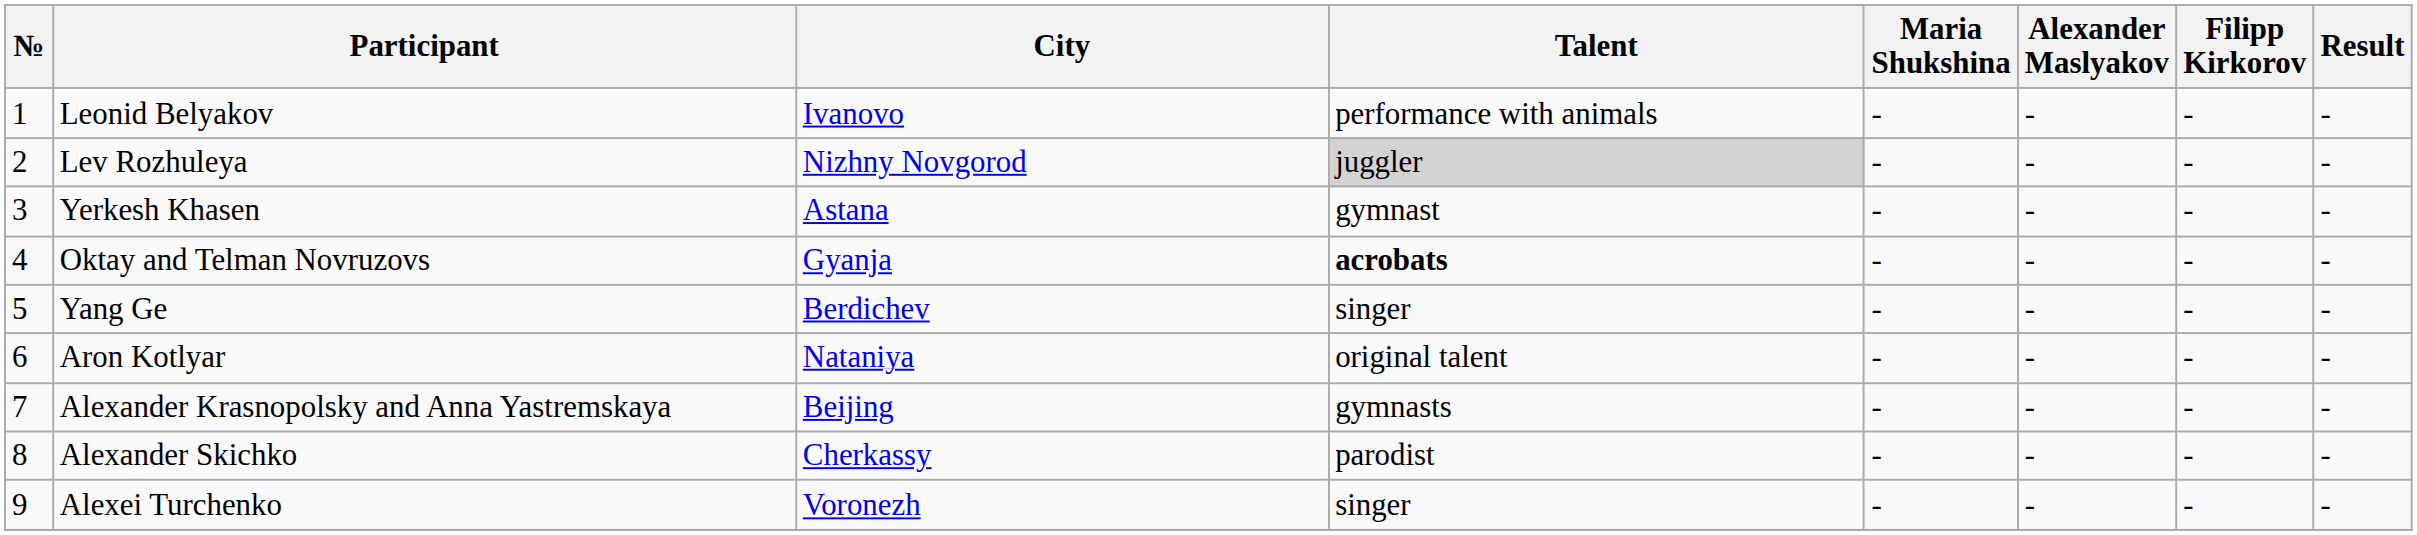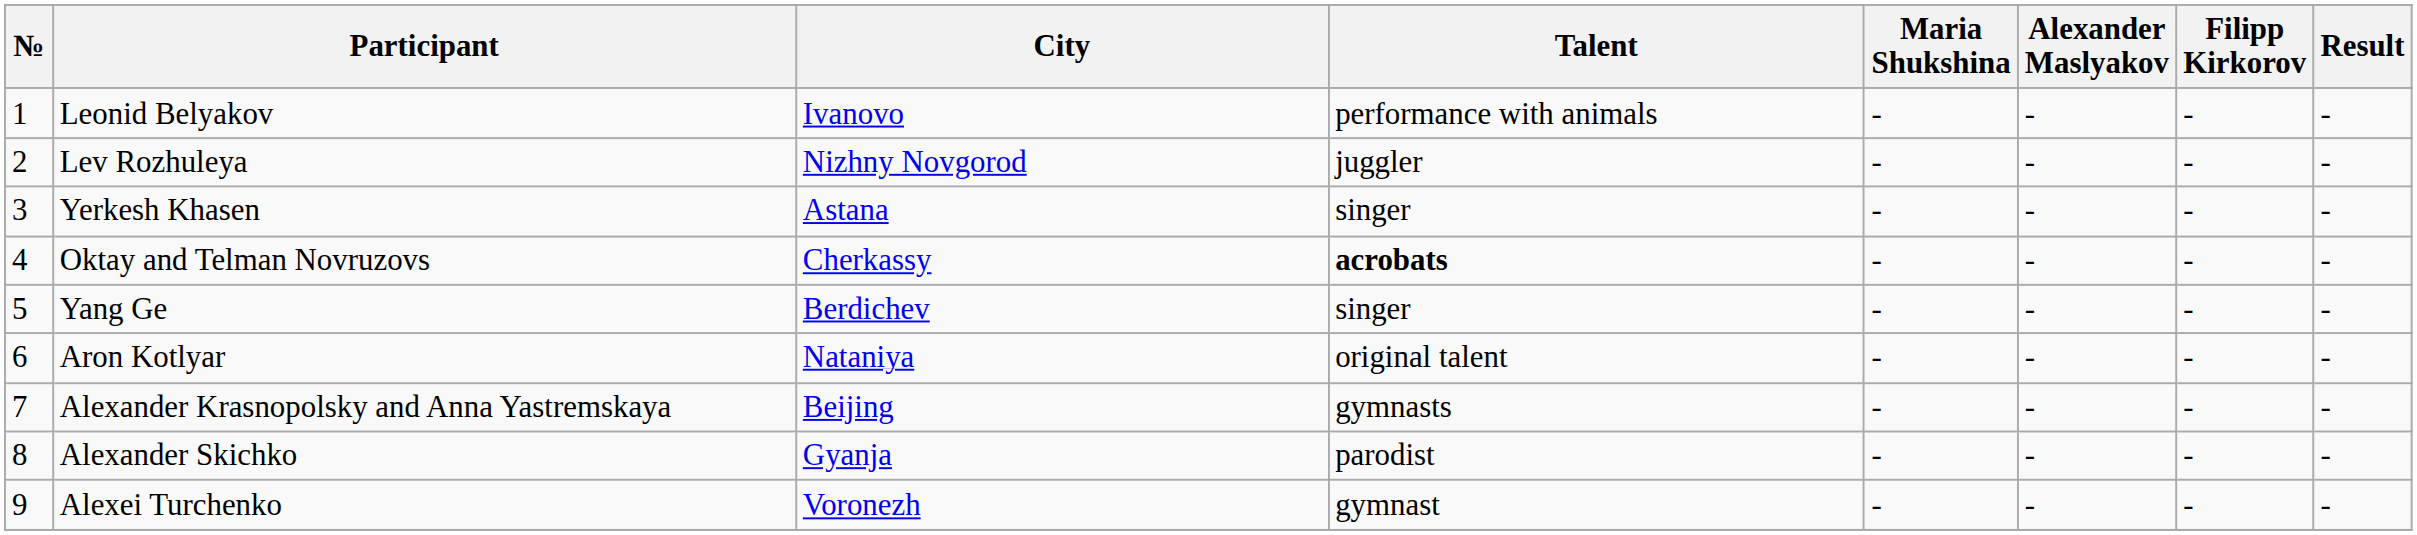(1379, 161) lightgrey background -> (1379, 161) no background
(1387, 210) gymnast -> (1373, 210) singer
(847, 259) Gyanja -> (867, 259) Cherkassy
(867, 455) Cherkassy -> (847, 455) Gyanja
(1373, 504) singer -> (1387, 504) gymnast
